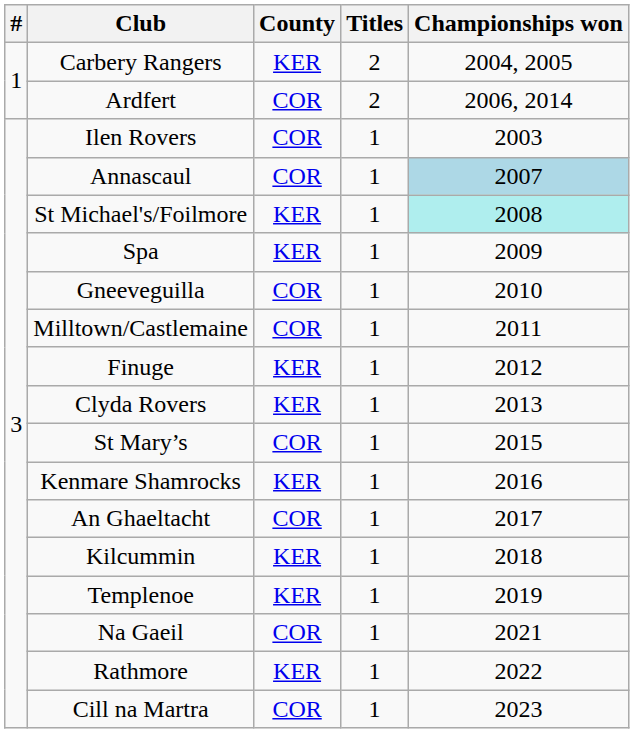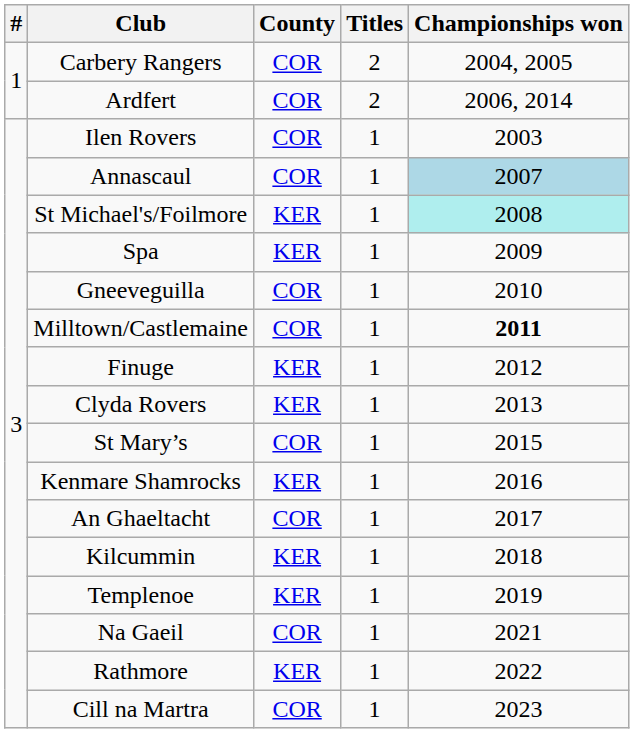(297, 61) KER -> (297, 61) COR
(518, 328) normal -> (518, 328) bold
